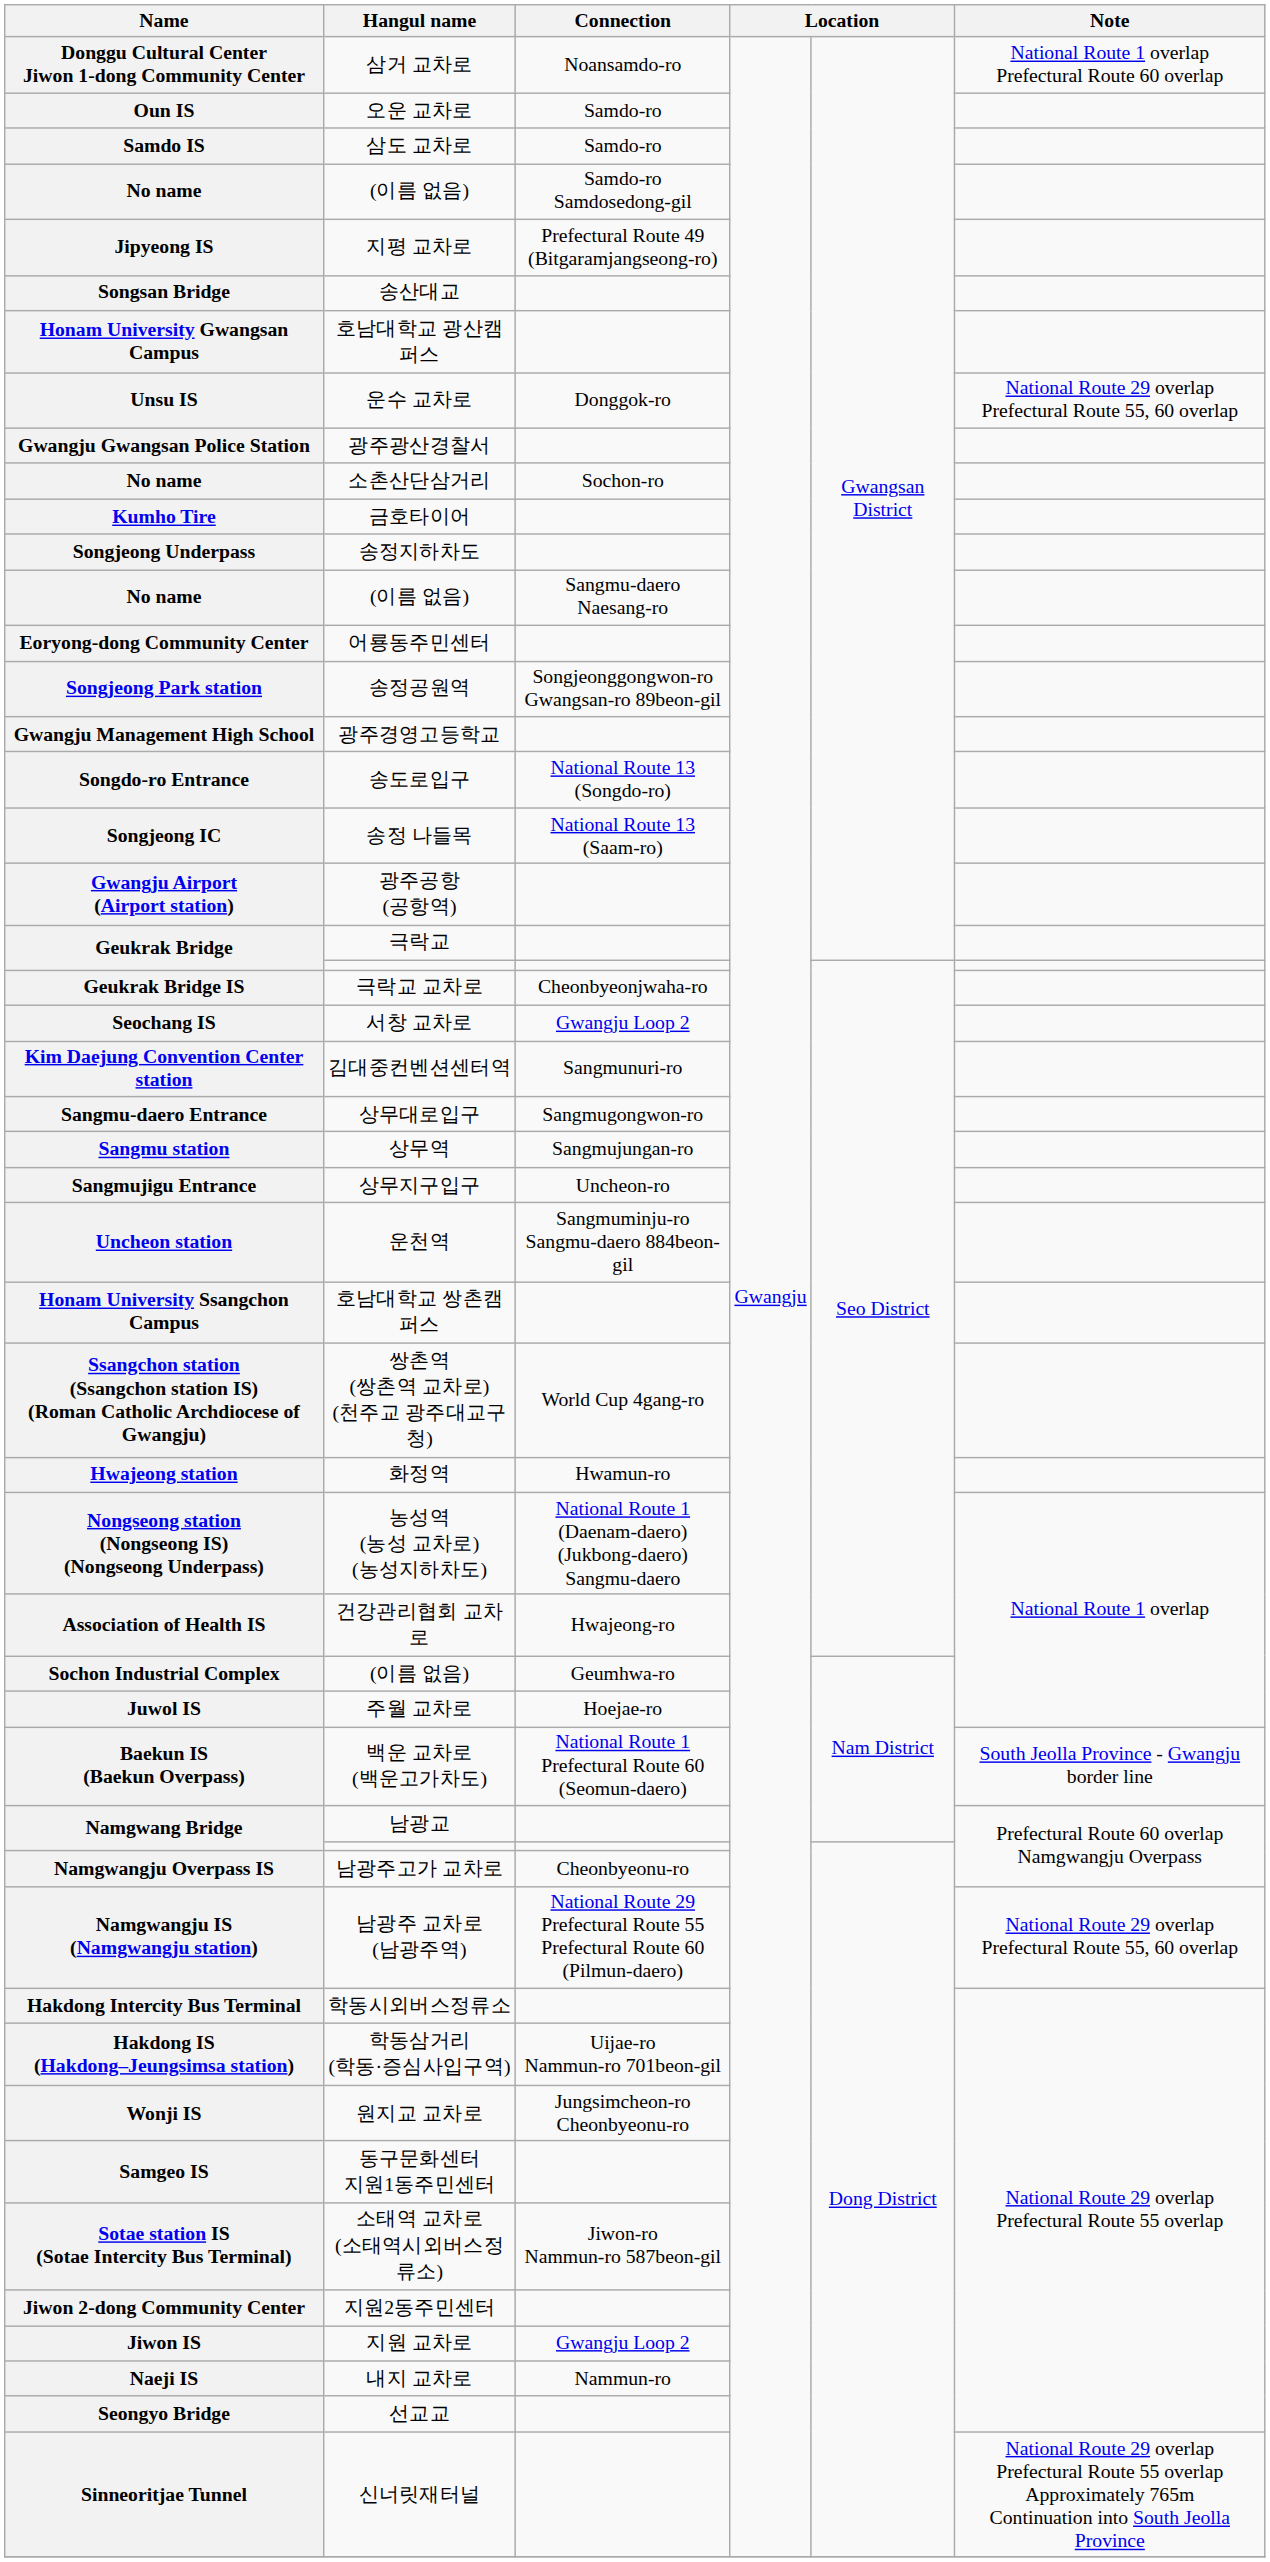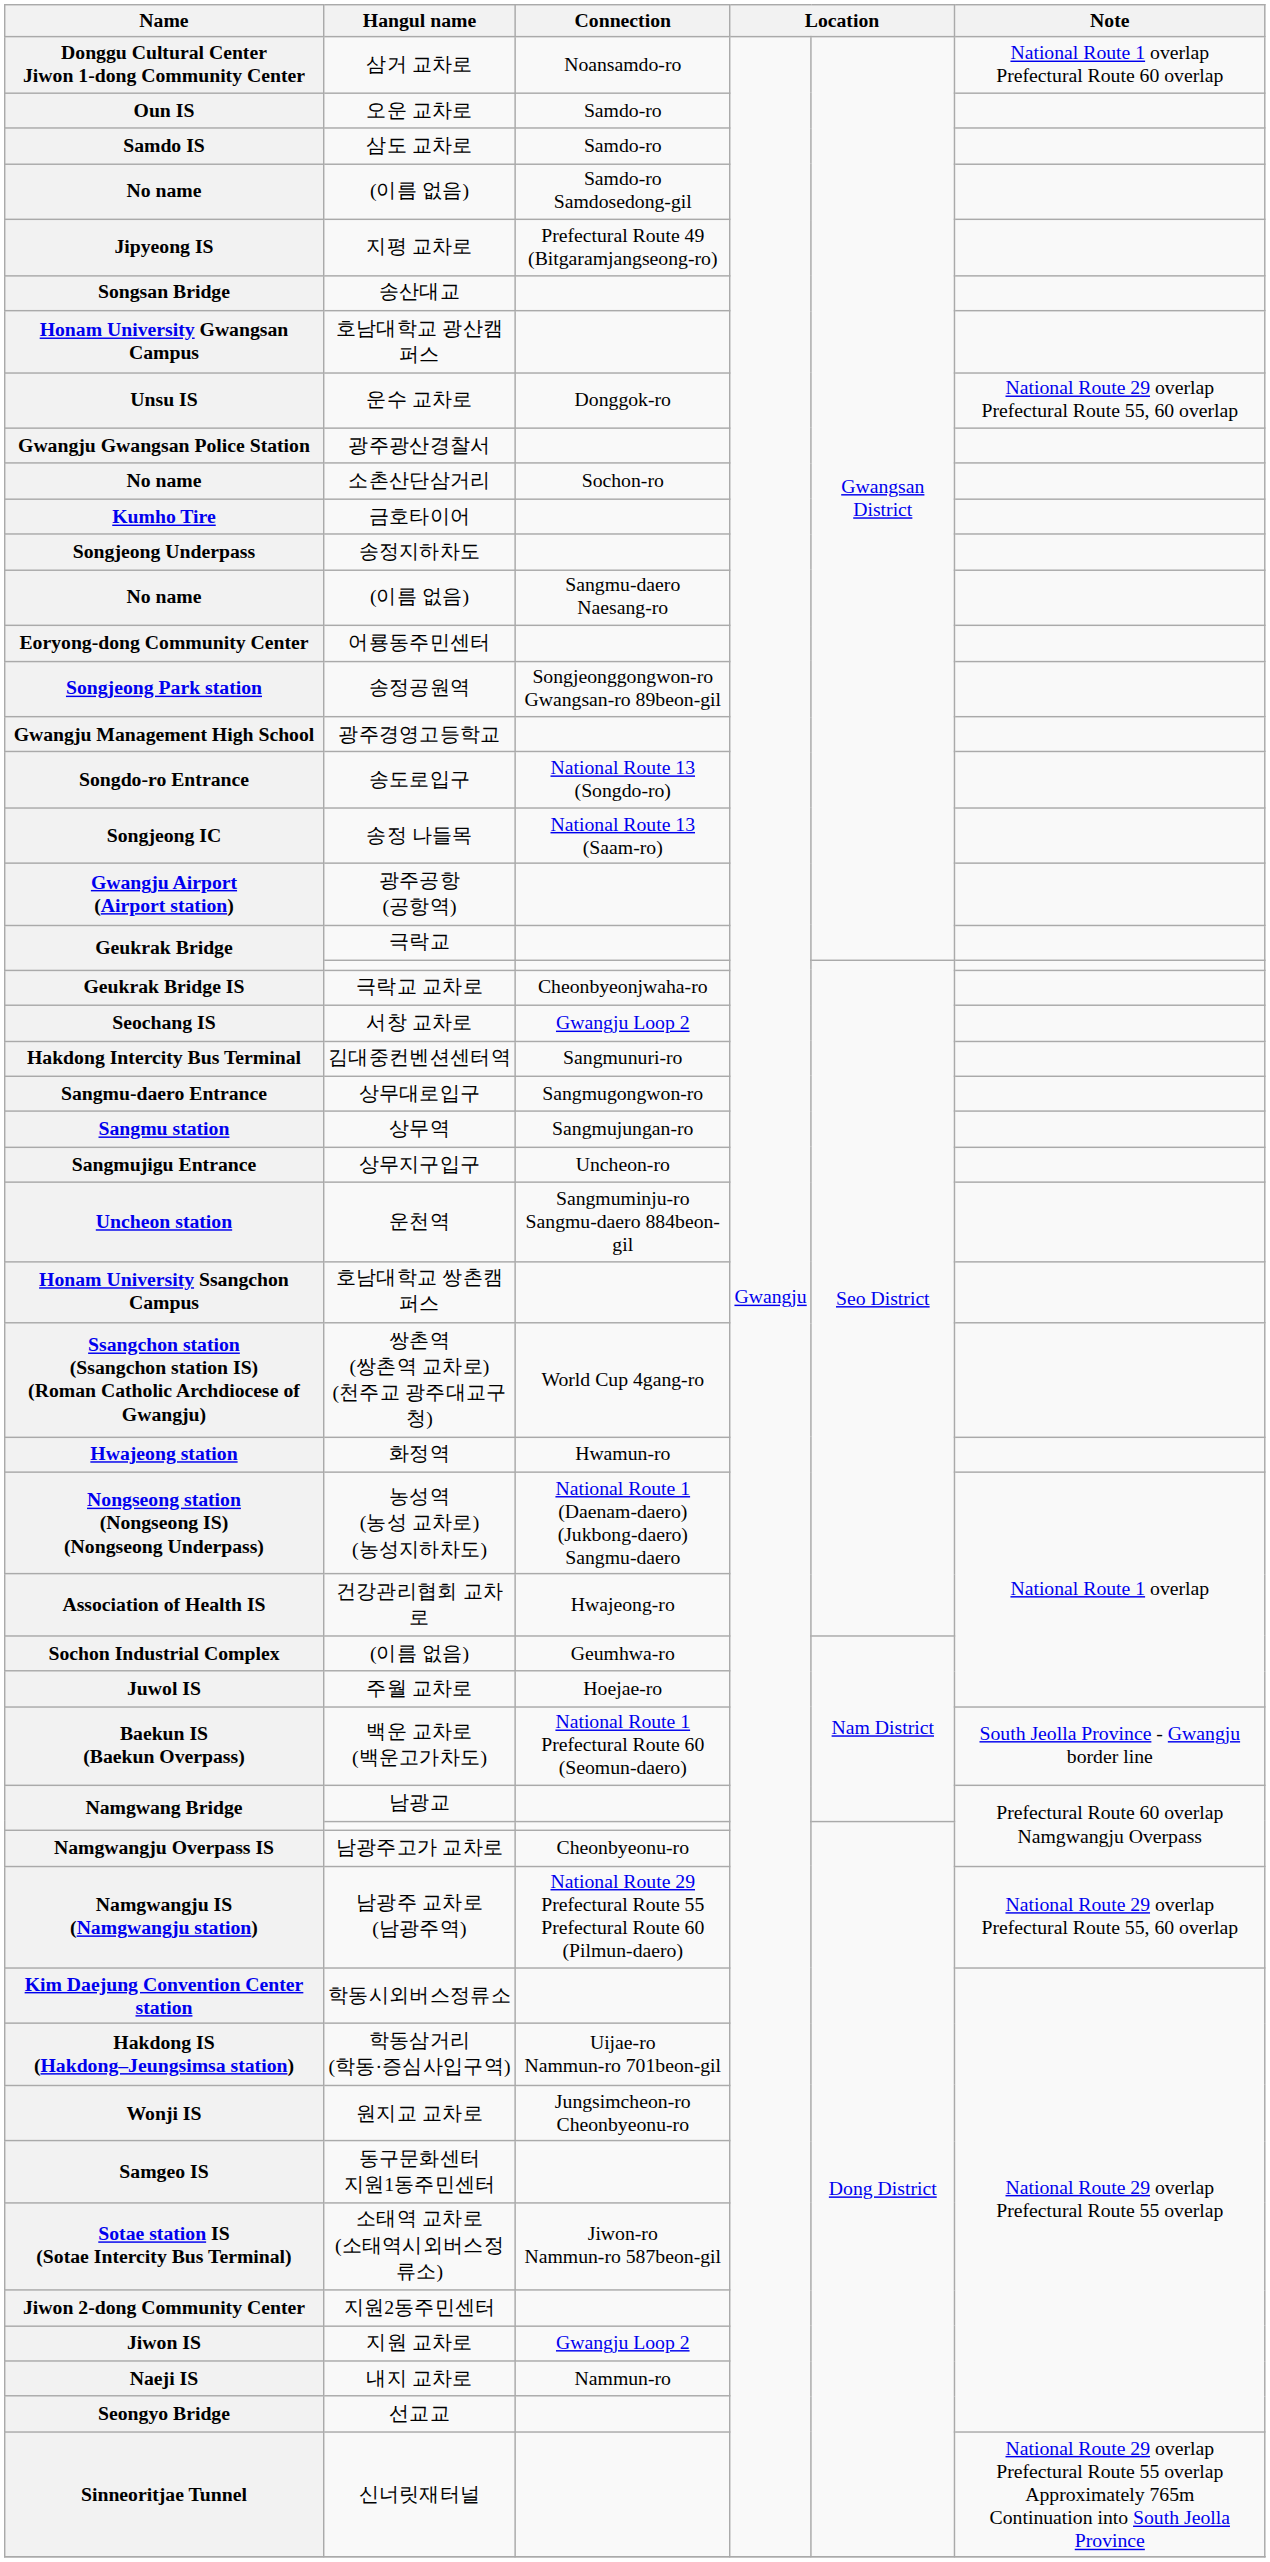(164, 1067) Kim Daejung Convention Center station -> (164, 1057) Hakdong Intercity Bus Terminal
(164, 2005) Hakdong Intercity Bus Terminal -> (164, 1995) Kim Daejung Convention Center station
